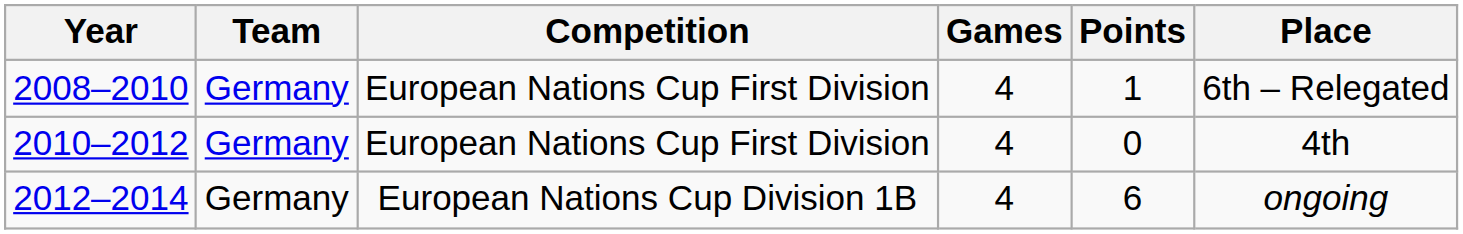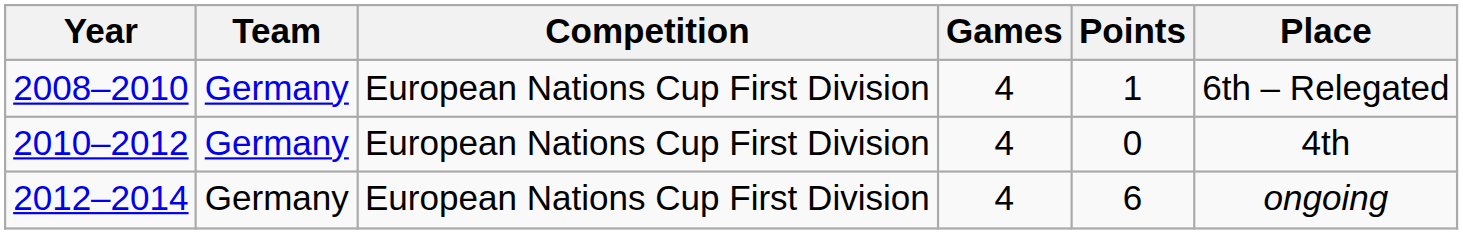(647, 198) European Nations Cup Division 1B -> (647, 198) European Nations Cup First Division
